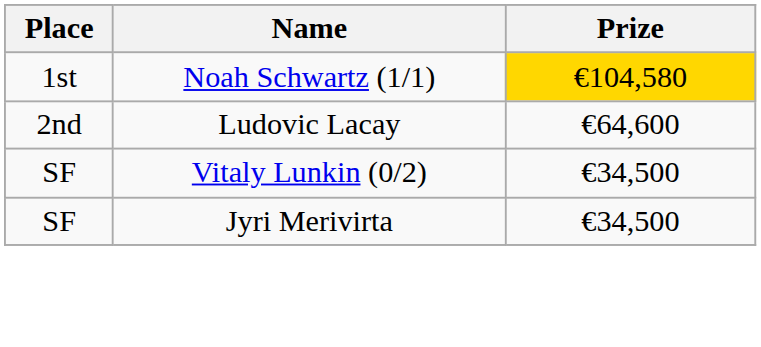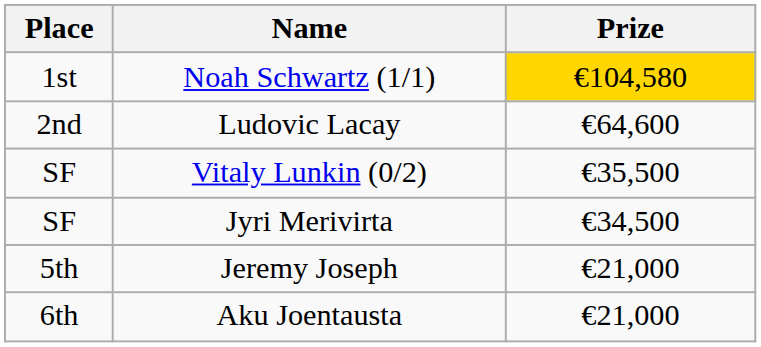(630, 172) €34,500 -> (630, 172) €35,500
+ row: (309, 268)
+ row: (309, 316)
